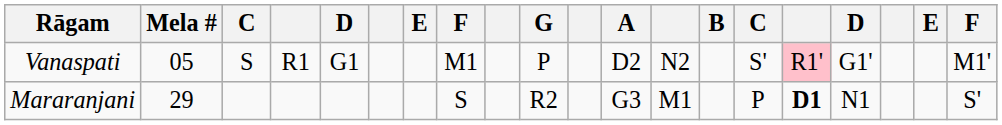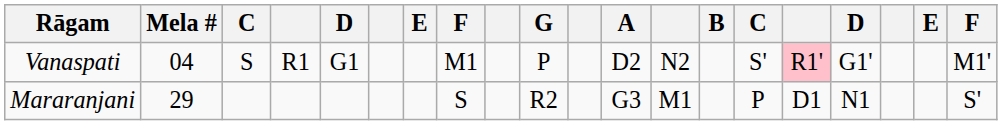(182, 61) 05 -> (182, 61) 04
(807, 100) bold -> (807, 100) normal
